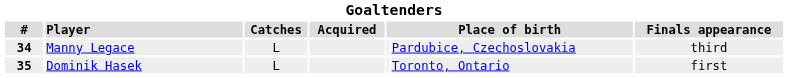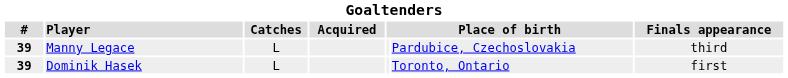(24, 47) 34 -> (24, 47) 39
(24, 65) 35 -> (24, 65) 39
